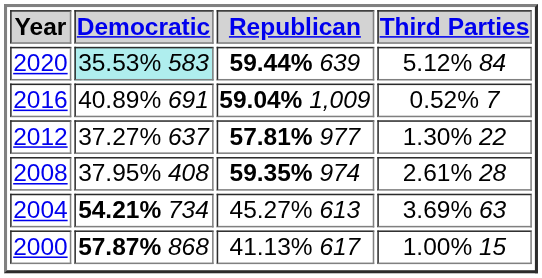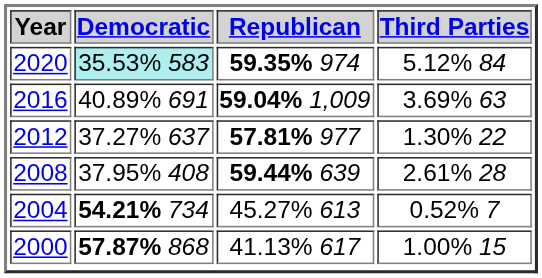(295, 63) 59.44% 639 -> (295, 63) 59.35% 974
(454, 100) 0.52% 7 -> (454, 100) 3.69% 63
(295, 173) 59.35% 974 -> (295, 173) 59.44% 639
(454, 210) 3.69% 63 -> (454, 210) 0.52% 7
